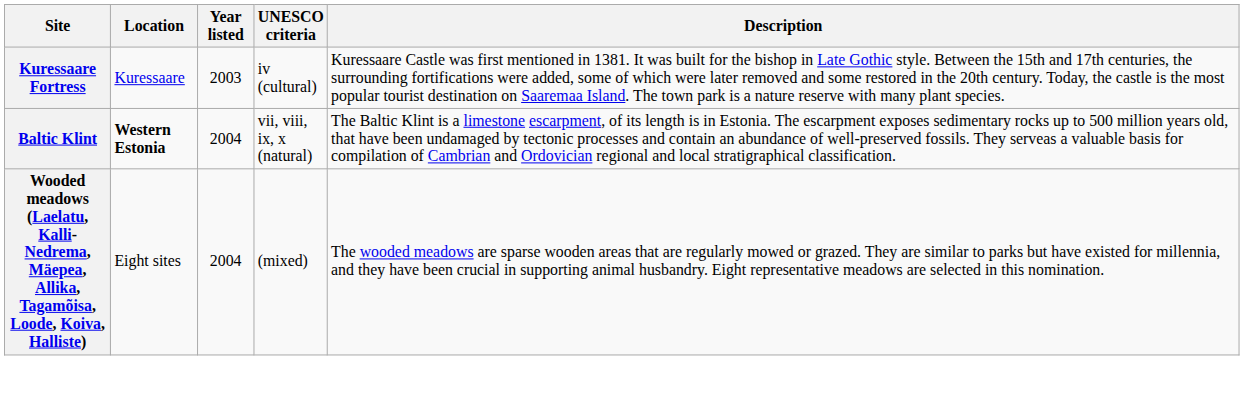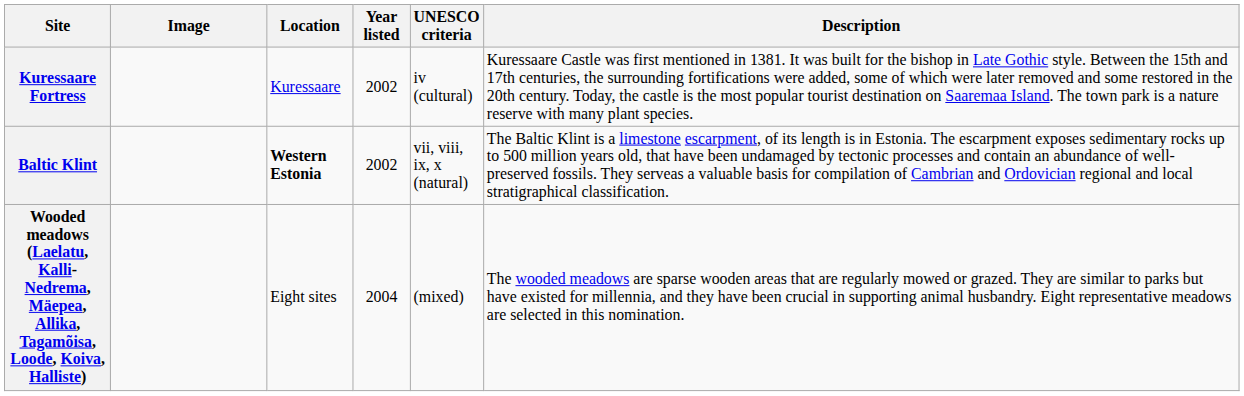+ column: (189, 25)
(226, 77) 2003 -> (381, 86) 2002
(226, 138) 2004 -> (381, 165) 2002
